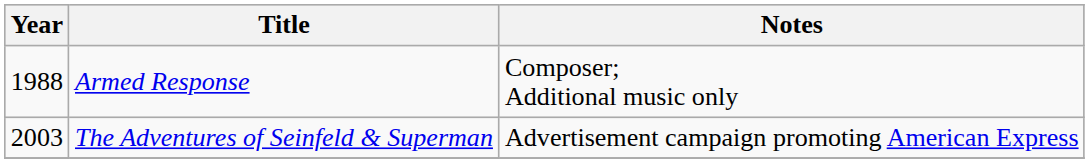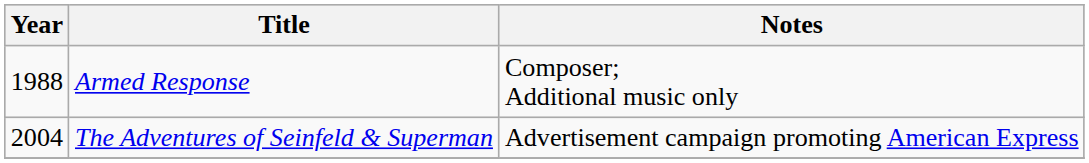(37, 137) 2003 -> (37, 137) 2004
